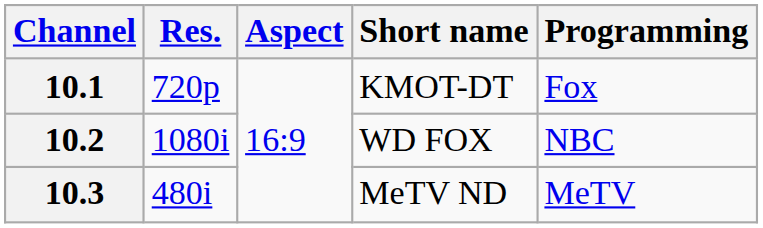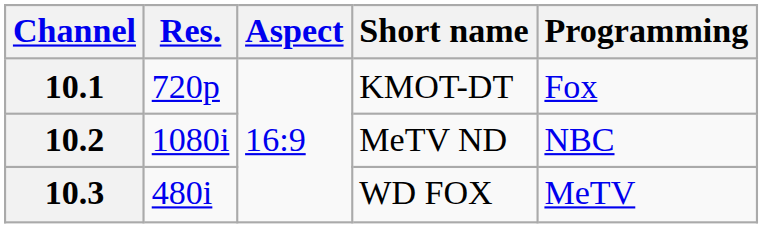(426, 139) WD FOX -> (433, 139) MeTV ND
(433, 193) MeTV ND -> (426, 193) WD FOX
